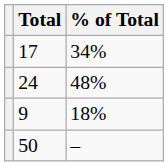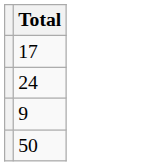- column: (115, 20)
